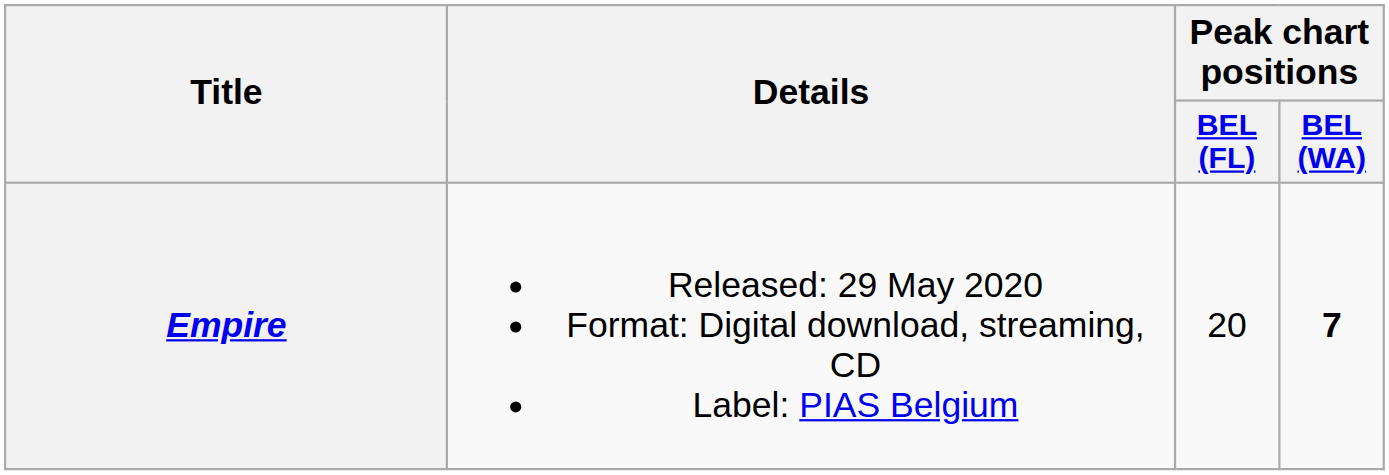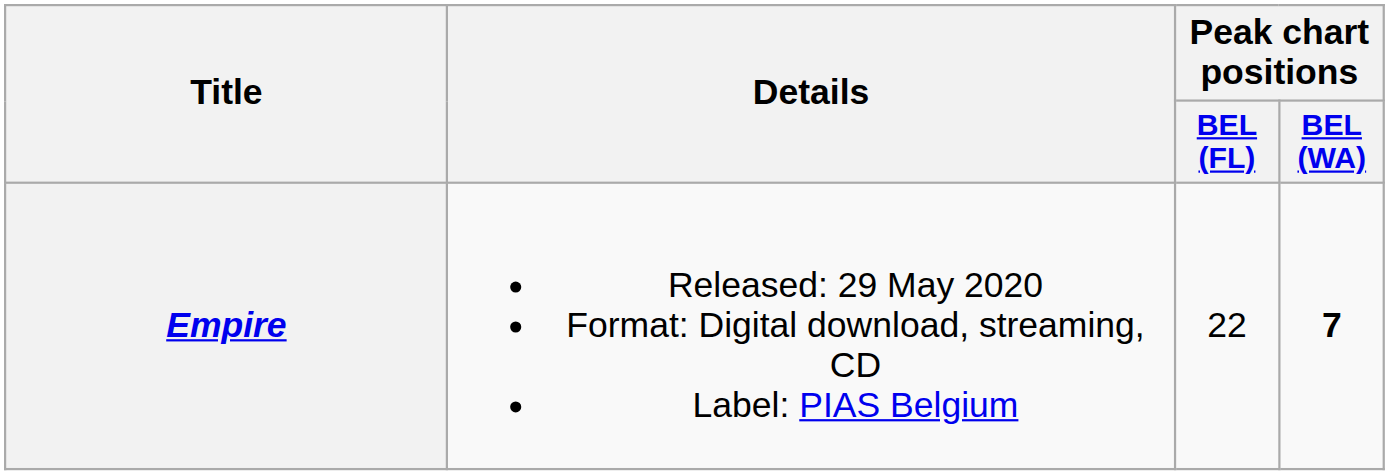(1227, 325) 20 -> (1227, 325) 22
